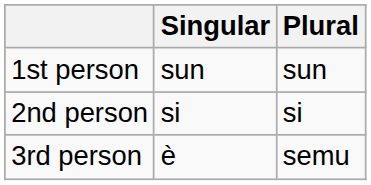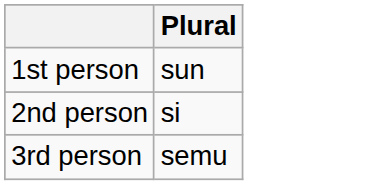- column: (215, 26)
